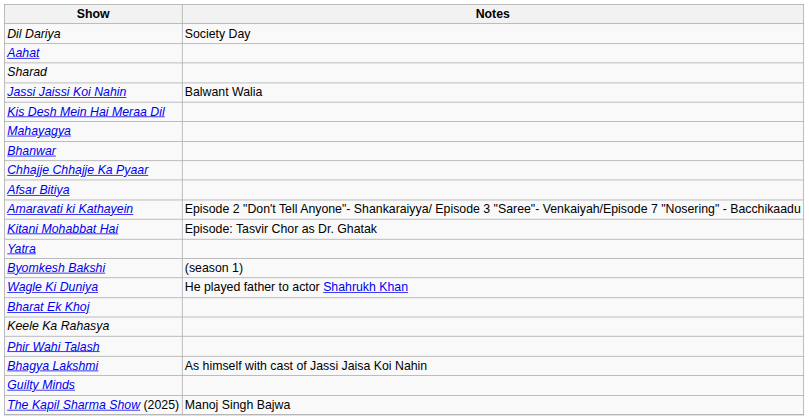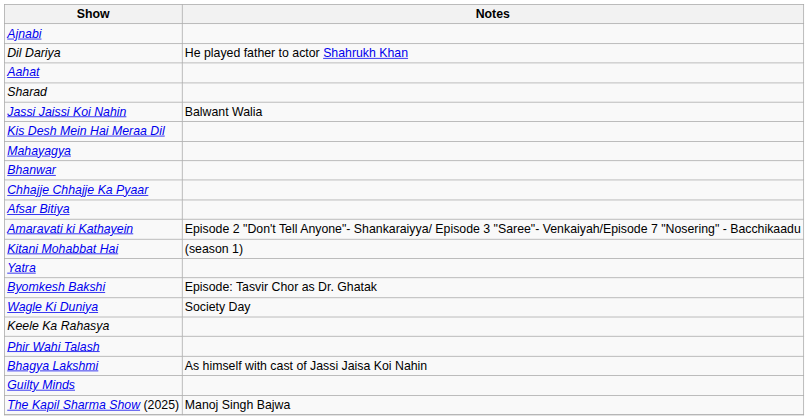+ row: (24, 33)
(218, 33) Society Day -> (296, 53) He played father to actor Shahrukh Khan
(281, 229) Episode: Tasvir Chor as Dr. Ghatak -> (214, 248) (season 1)
(214, 268) (season 1) -> (281, 287) Episode: Tasvir Chor as Dr. Ghatak
(296, 287) He played father to actor Shahrukh Khan -> (218, 307) Society Day
- row: (48, 307)
